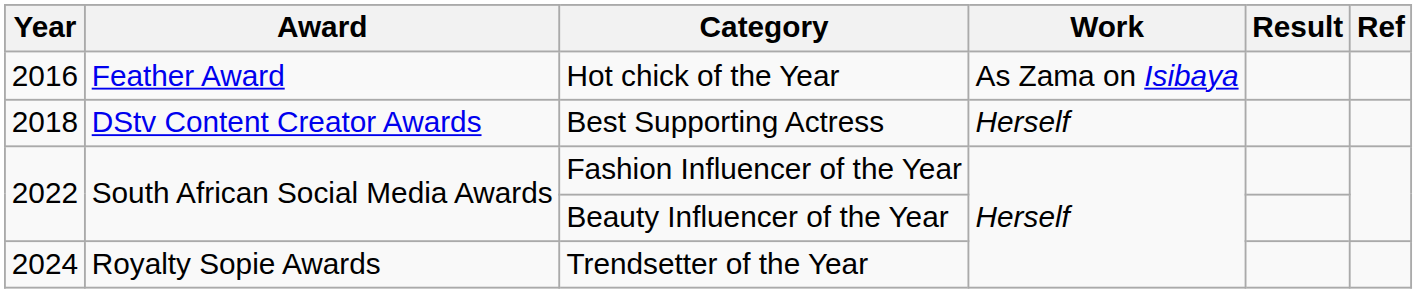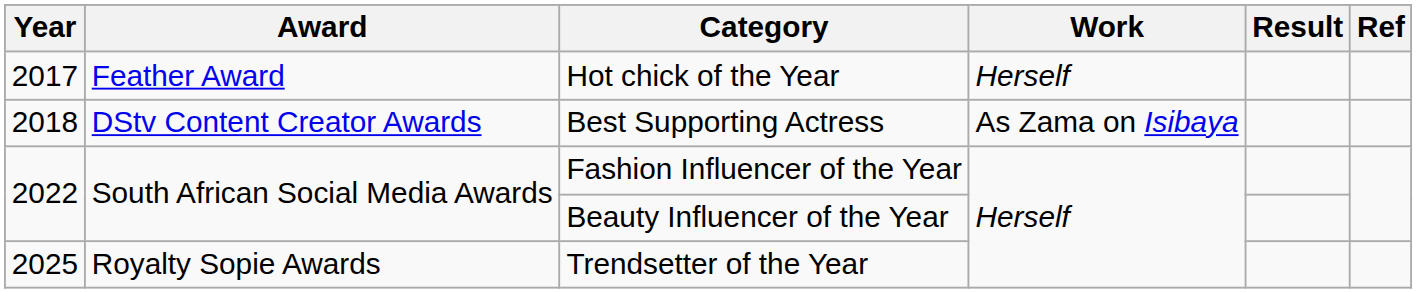(45, 75) 2016 -> (45, 75) 2017
(1107, 75) As Zama on Isibaya -> (1023, 75) Herself
(1023, 122) Herself -> (1107, 122) As Zama on Isibaya
(45, 264) 2024 -> (45, 264) 2025
